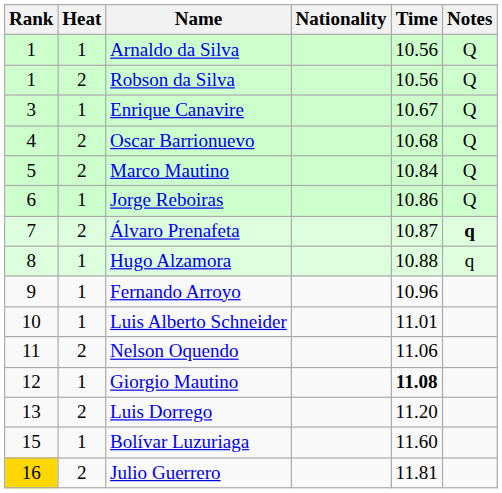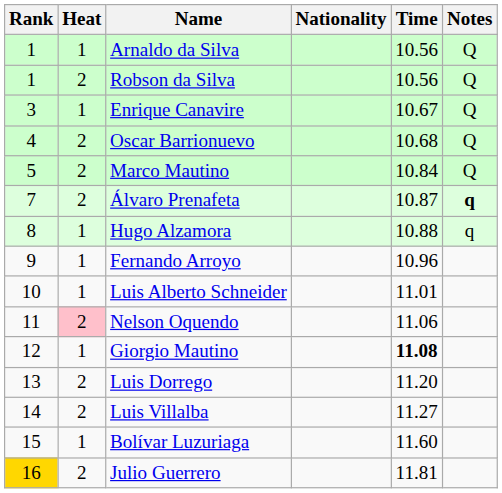- row: (167, 200)
(82, 351) no background -> (82, 321) pink background
+ row: (159, 412)
